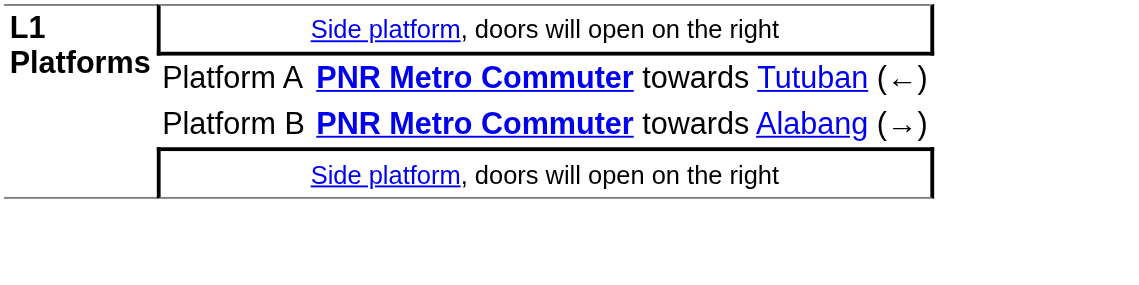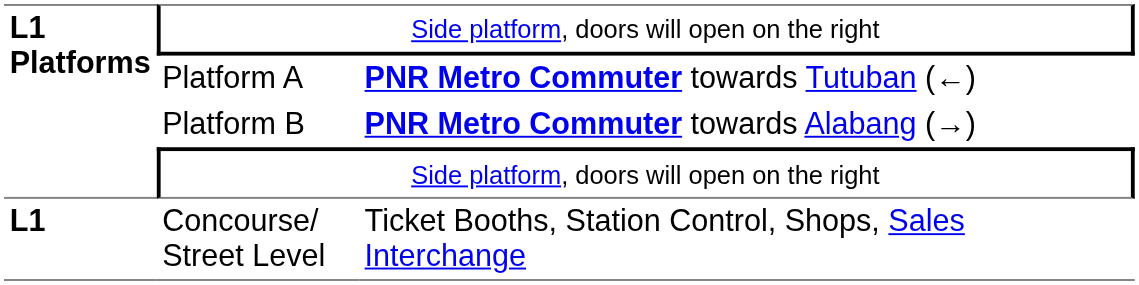+ row: (244, 238)
